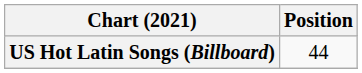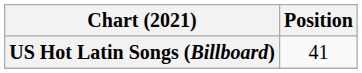(319, 52) 44 -> (319, 52) 41
